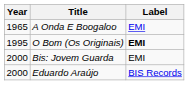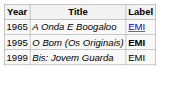(17, 58) 2000 -> (17, 58) 1999
- row: (65, 73)
